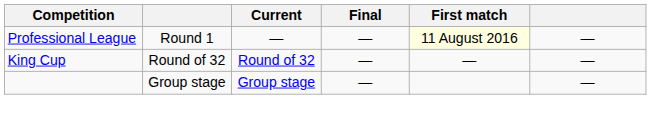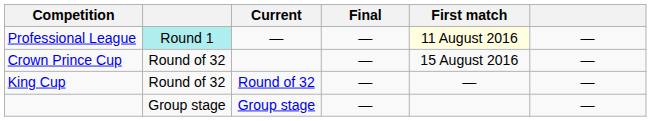(187, 37) no background -> (187, 37) paleturquoise background
+ row: (65, 60)
